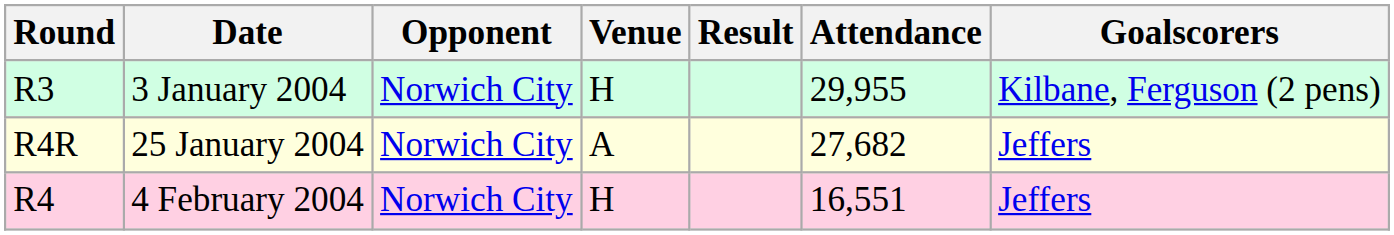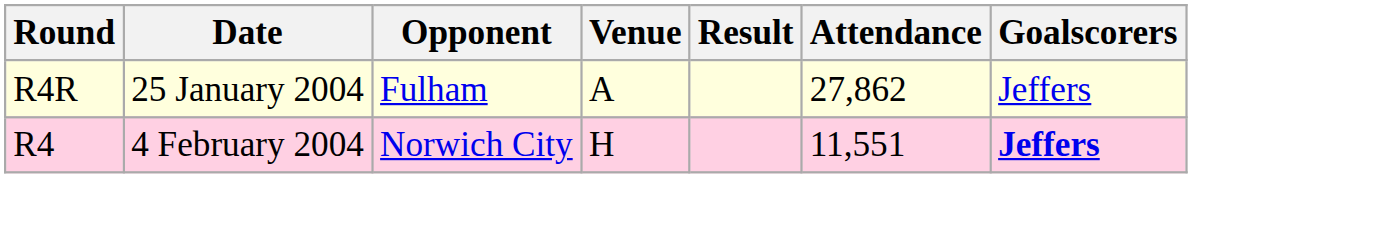- row: (239, 88)
(476, 144) Norwich City -> (434, 88) Fulham
(858, 144) 27,682 -> (858, 88) 27,862
(858, 199) 16,551 -> (858, 144) 11,551
(1045, 199) normal -> (1049, 144) bold
